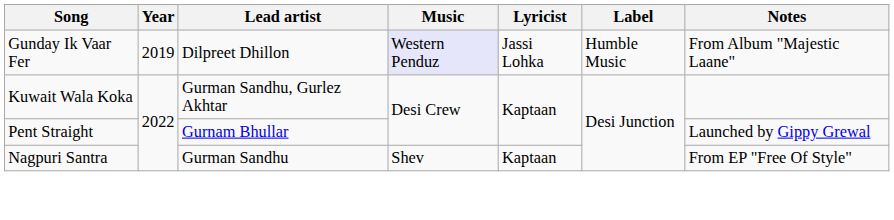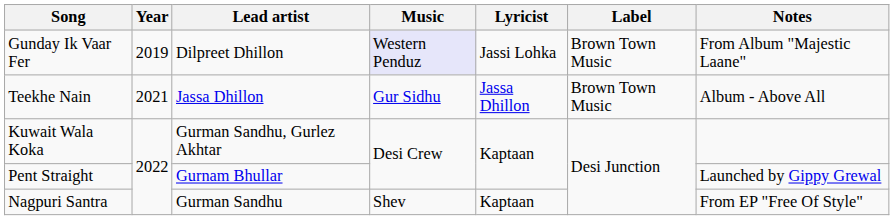(612, 52) Humble Music -> (613, 52) Brown Town Music
+ row: (50, 96)
